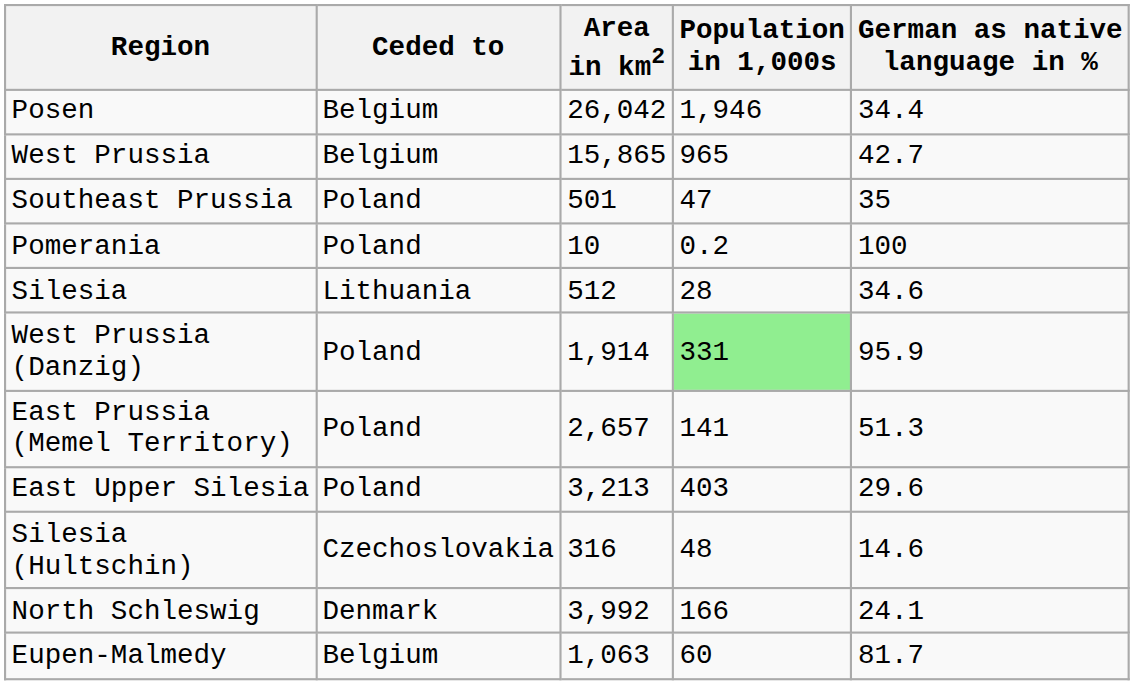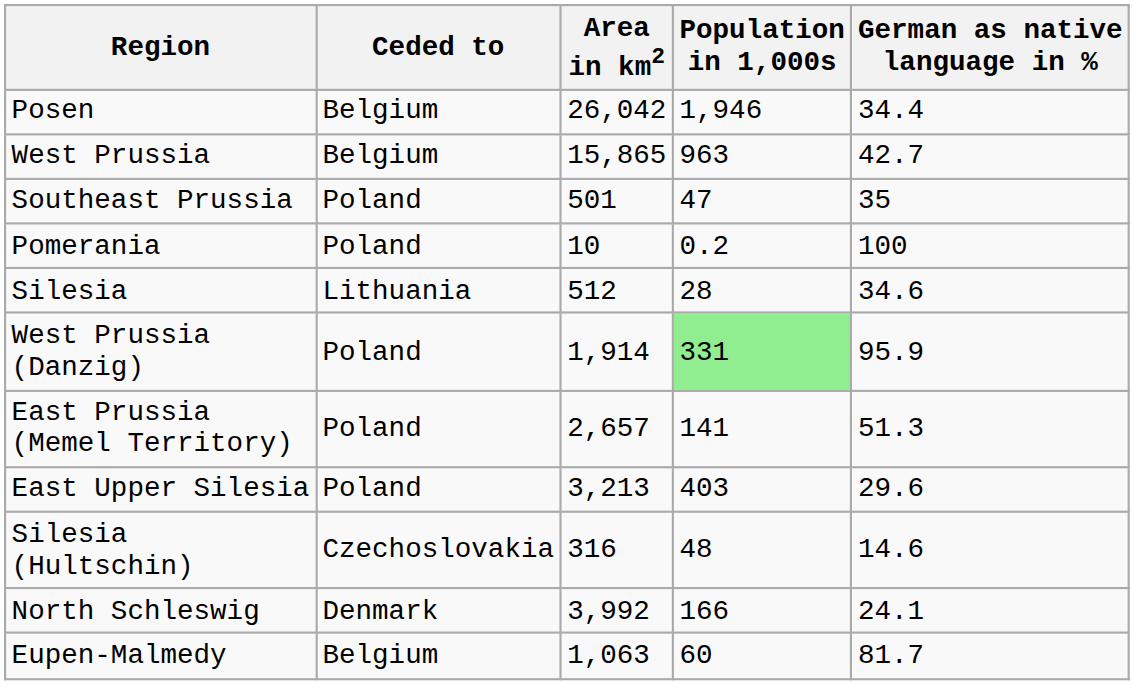(704, 156) 965 -> (704, 156) 963
